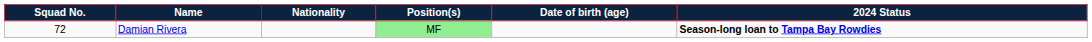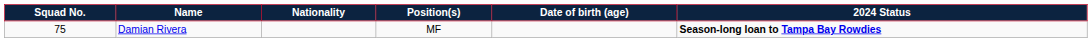(60, 29) 72 -> (60, 29) 75
(434, 29) lightgreen background -> (434, 29) no background
